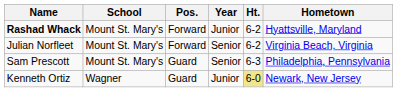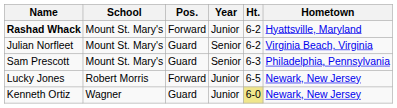(187, 45) Forward -> (182, 45) Guard
+ row: (36, 78)
